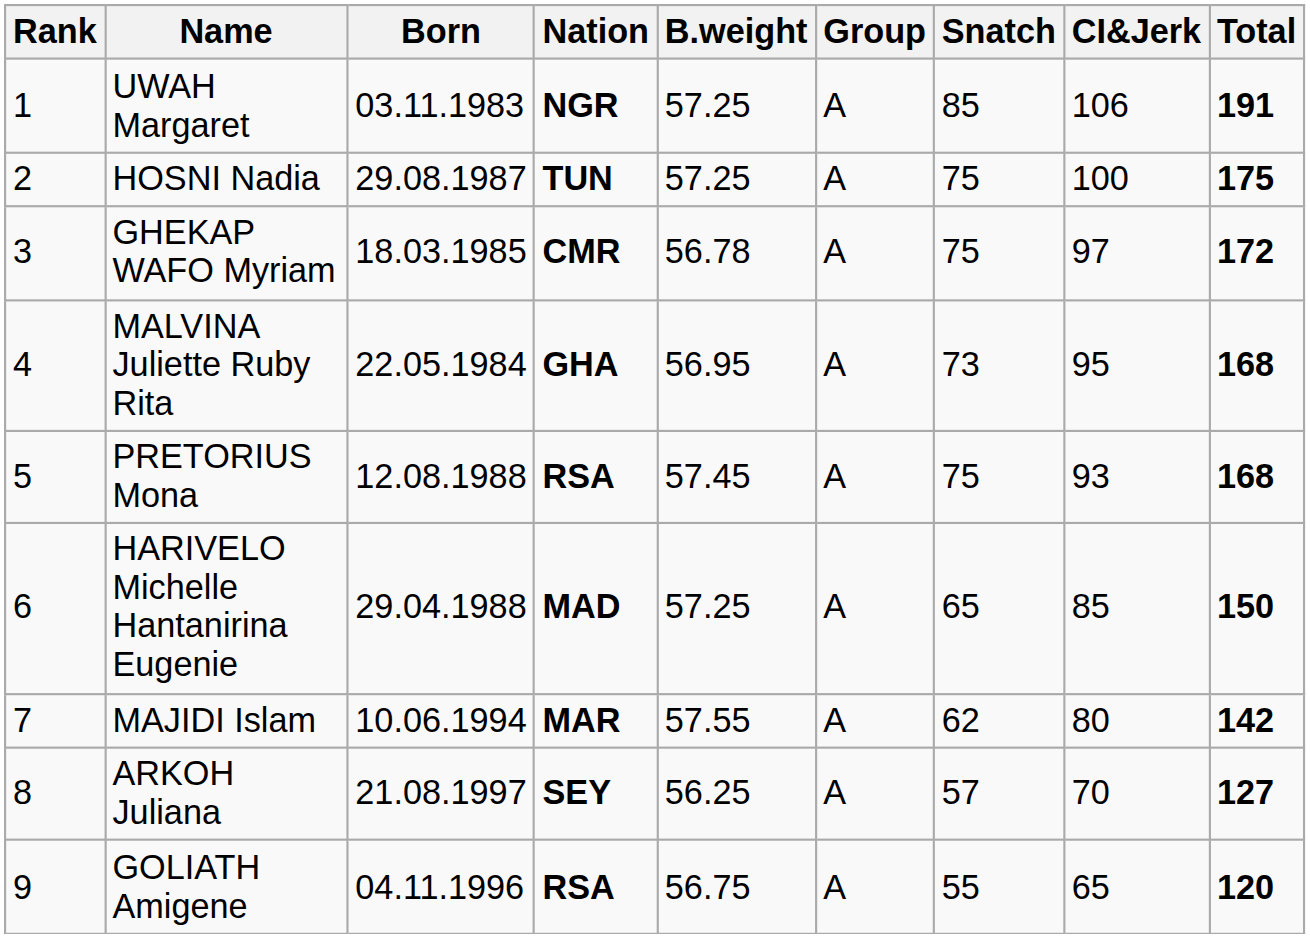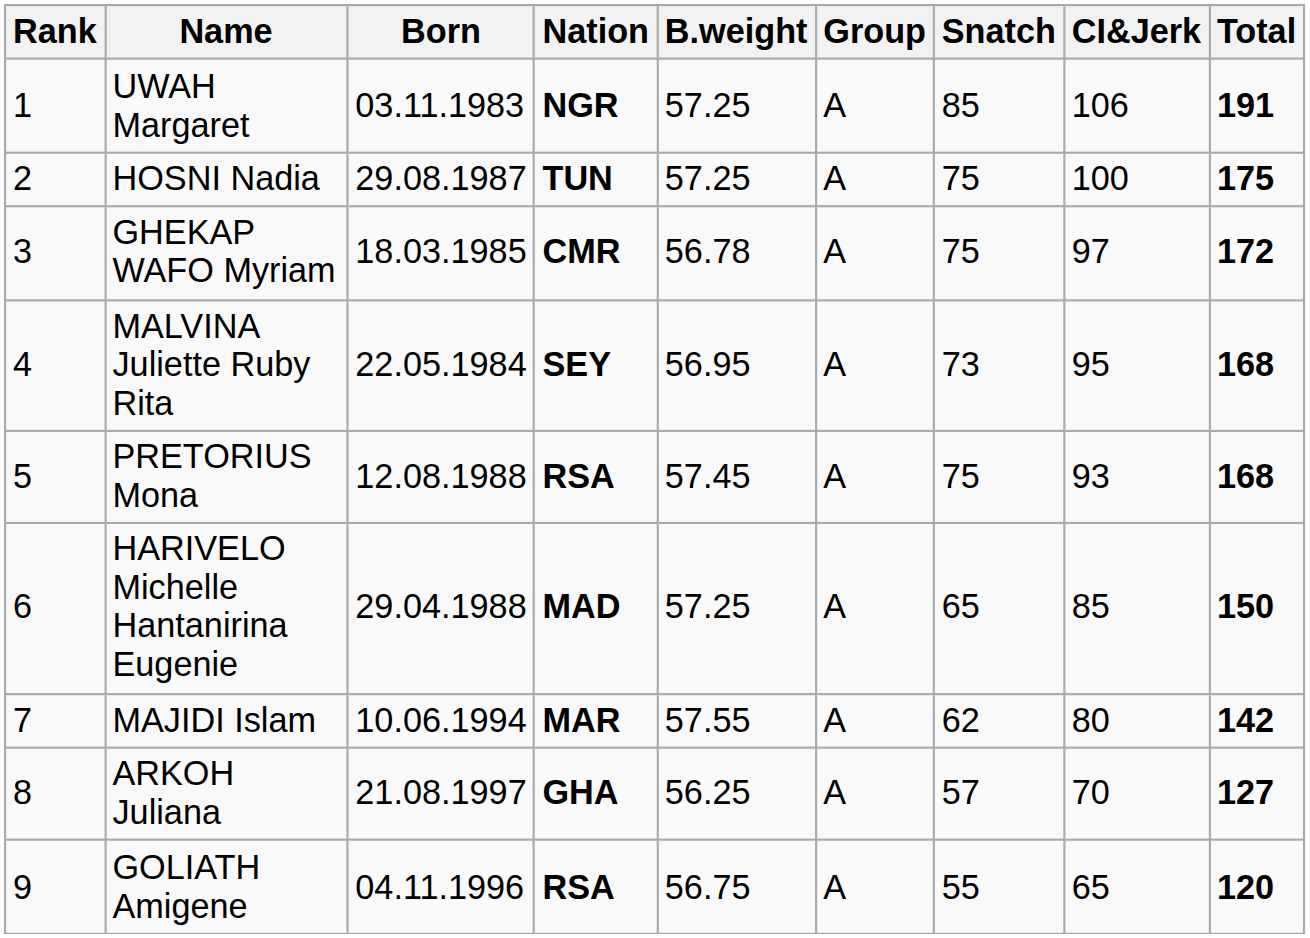(581, 364) GHA -> (577, 364) SEY
(577, 793) SEY -> (581, 793) GHA
